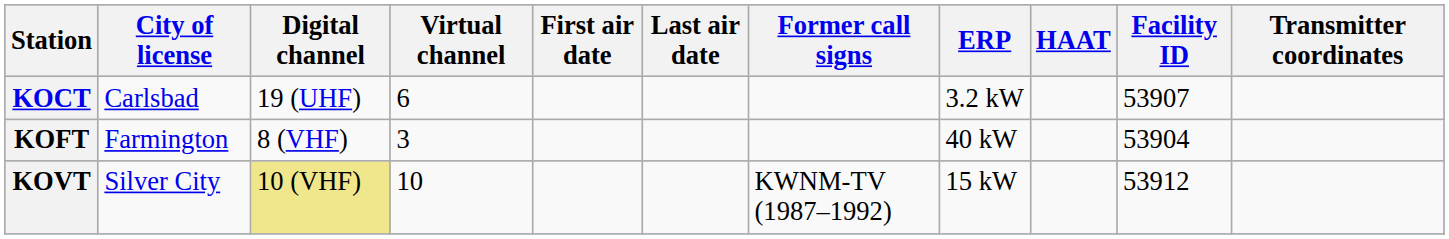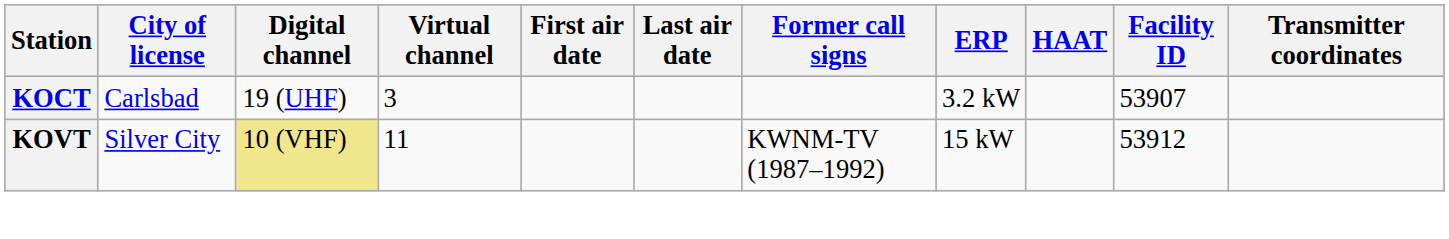(403, 97) 6 -> (390, 97) 3
- row: (52, 139)
(410, 181) 10 -> (396, 139) 11
